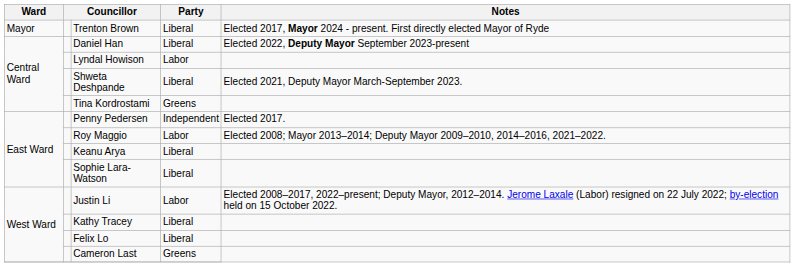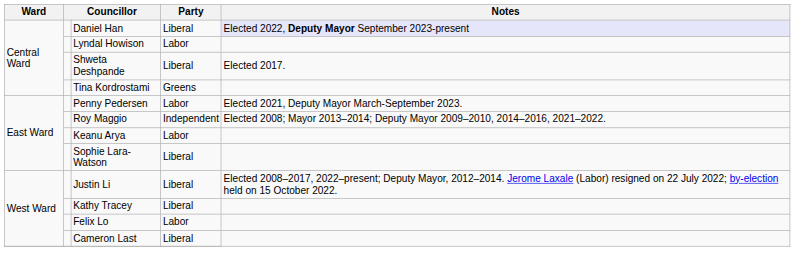- row: (106, 28)
(346, 44) no background -> (346, 28) lavender background
(343, 82) Elected 2021, Deputy Mayor March-September 2023. -> (254, 66) Elected 2017.
(191, 119) Independent -> (176, 103) Labor
(254, 119) Elected 2017. -> (343, 103) Elected 2021, Deputy Mayor March-September 2023.
(176, 135) Labor -> (191, 119) Independent
(178, 151) Liberal -> (176, 135) Labor
(176, 200) Labor -> (178, 184) Liberal
(178, 238) Liberal -> (176, 222) Labor
(179, 254) Greens -> (178, 238) Liberal
